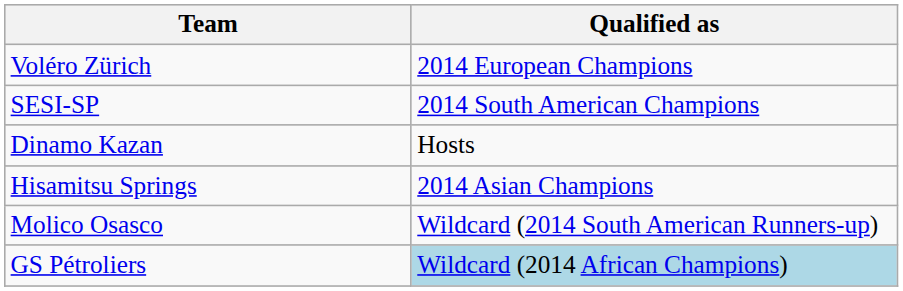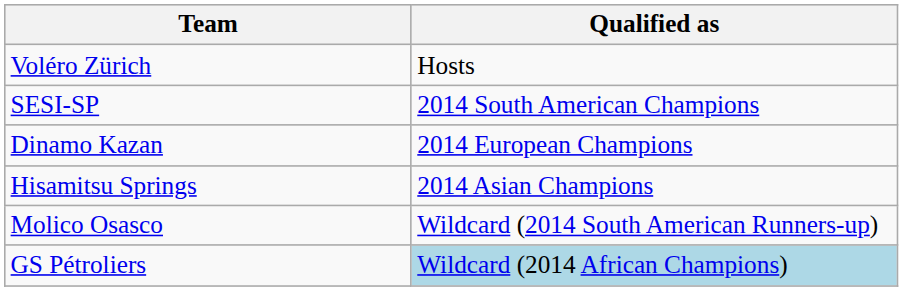(555, 64) 2014 European Champions -> (446, 64) Hosts
(446, 144) Hosts -> (555, 144) 2014 European Champions
